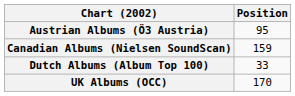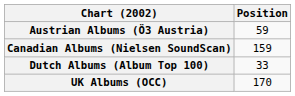(262, 30) 95 -> (262, 30) 59
